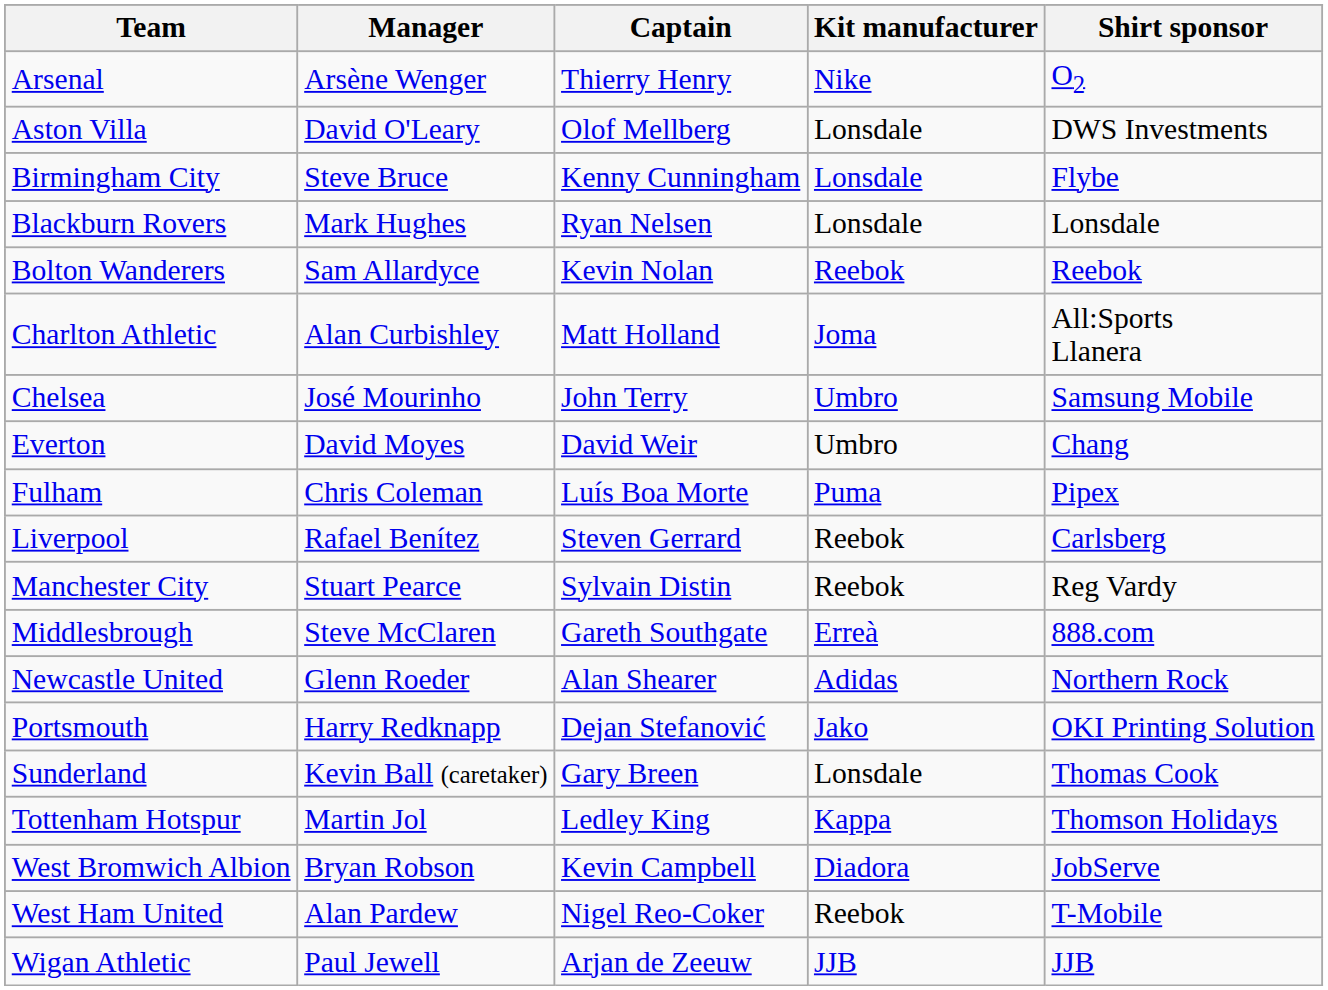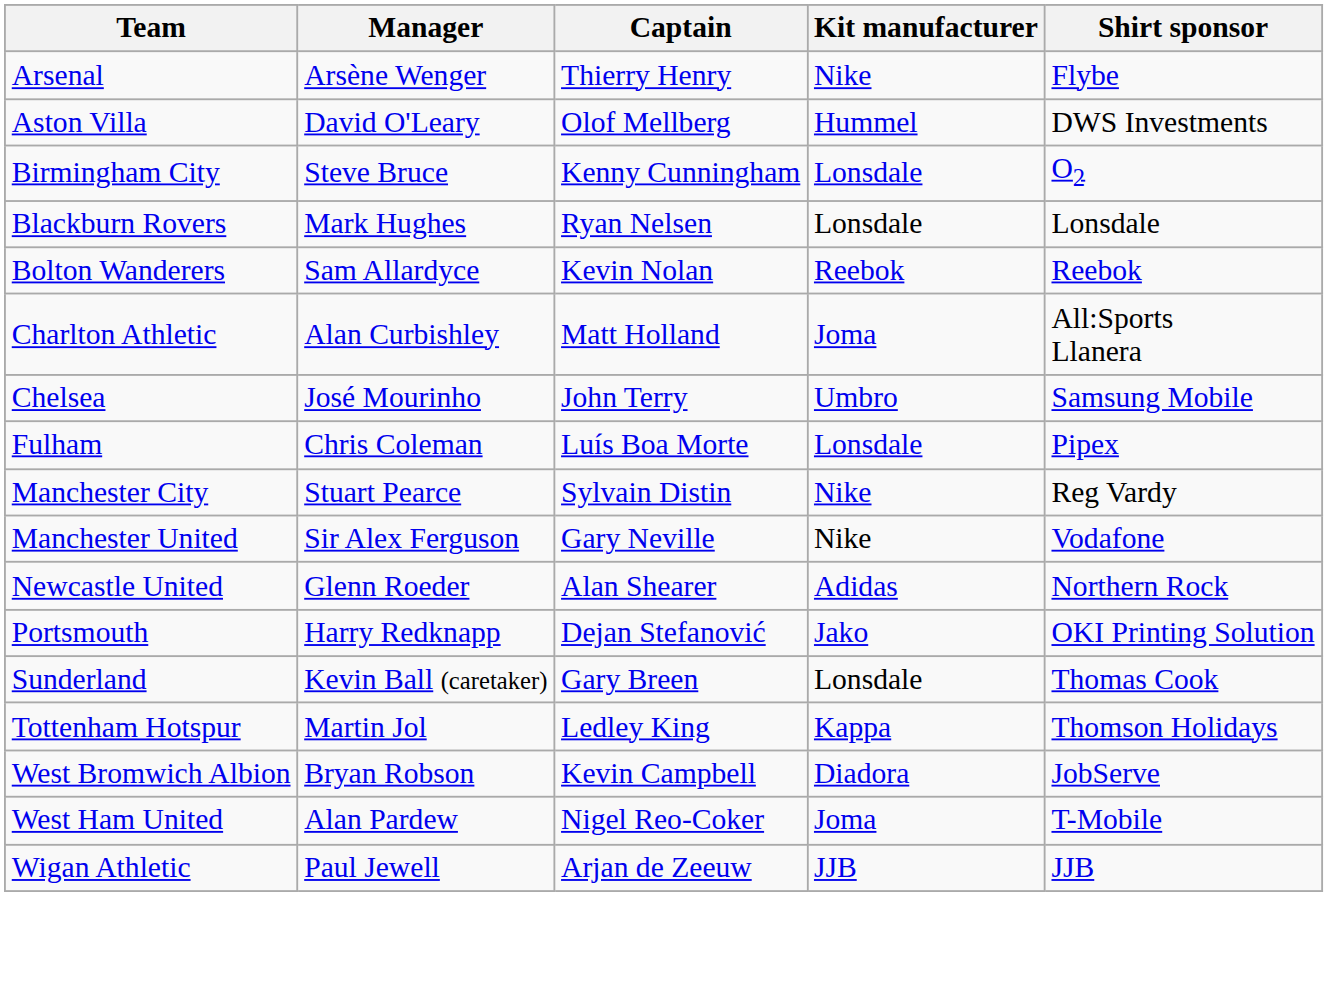(1068, 78) O2 -> (1085, 74) Flybe
(868, 129) Lonsdale -> (866, 121) Hummel
(1085, 176) Flybe -> (1068, 172) O2
- row: (59, 444)
(848, 491) Puma -> (868, 444) Lonsdale
- row: (70, 538)
(859, 585) Reebok -> (843, 491) Nike
+ row: (125, 538)
- row: (102, 632)
(859, 914) Reebok -> (845, 820) Joma
